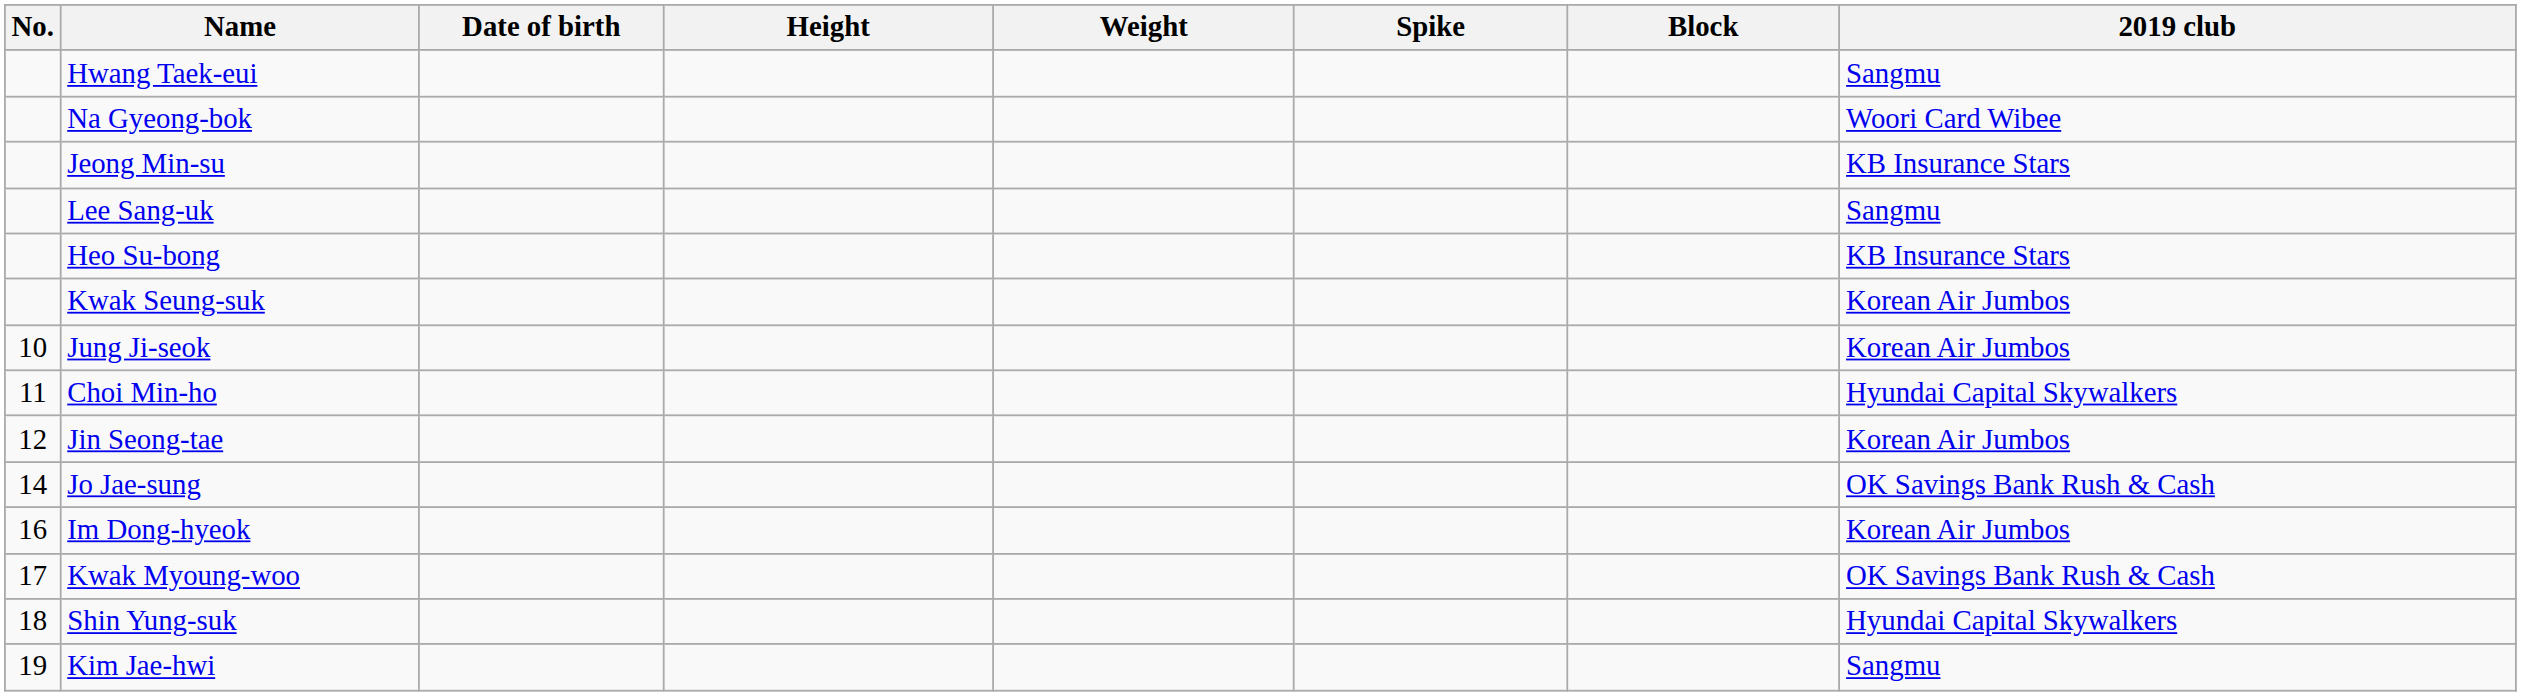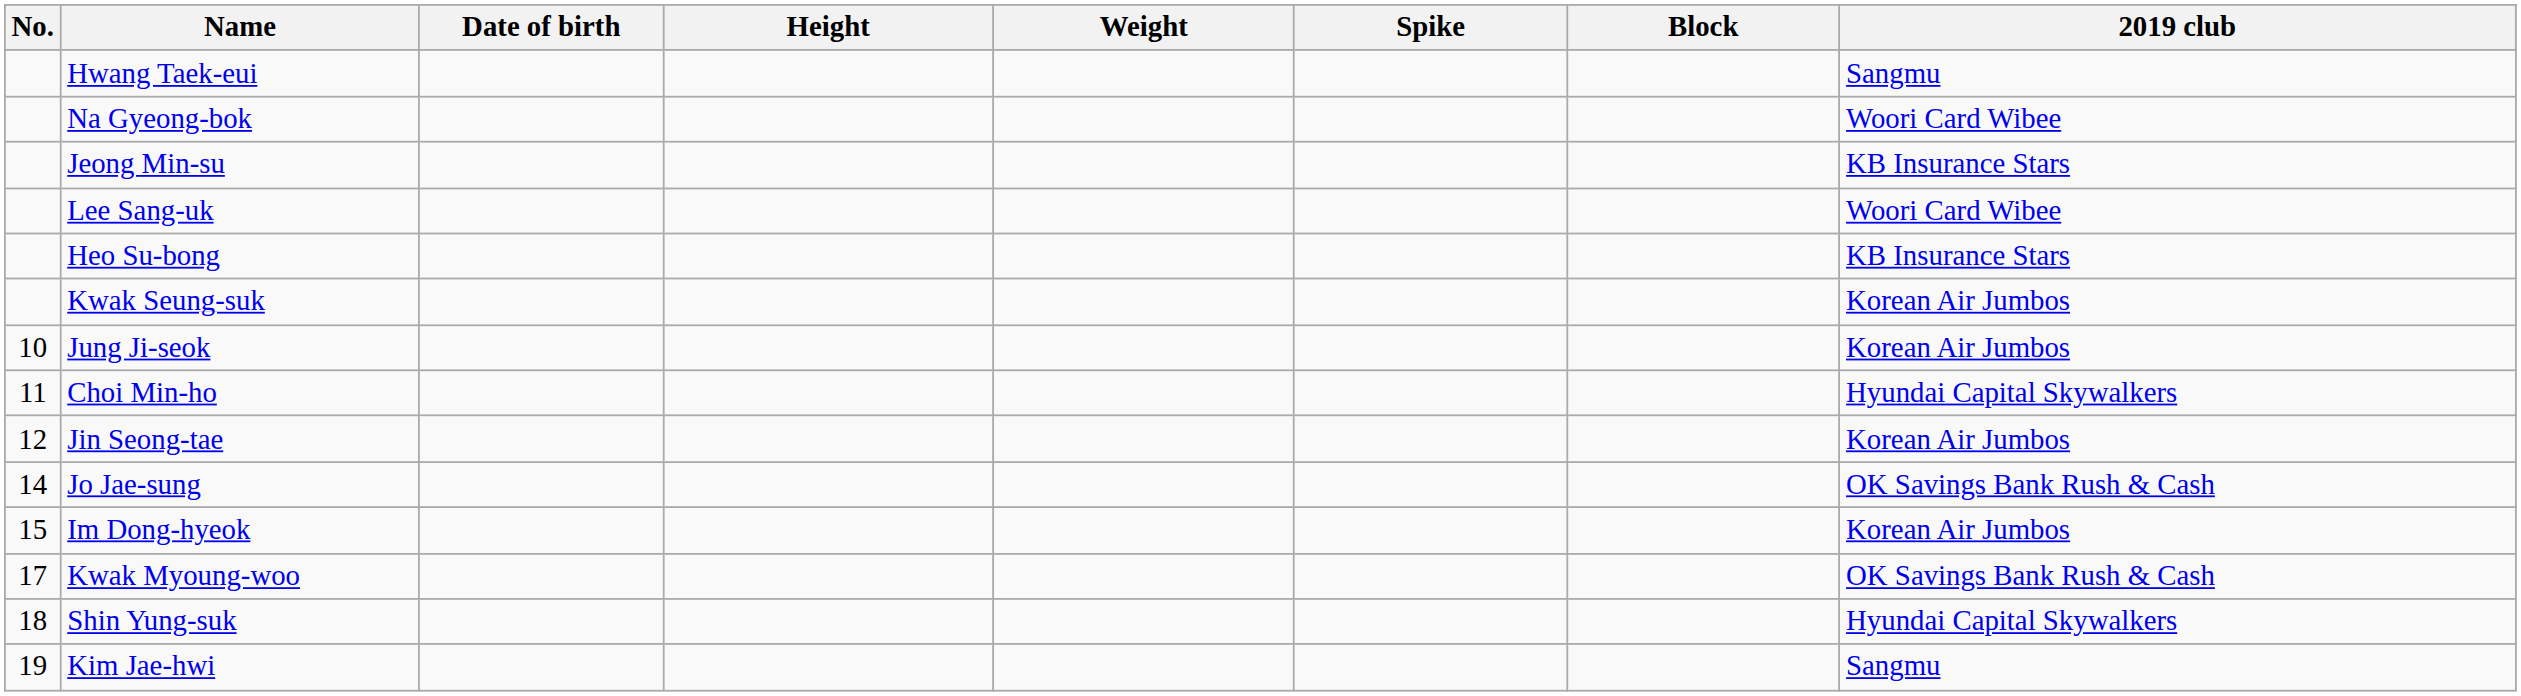(1893, 210) Sangmu -> (1954, 210) Woori Card Wibee
(33, 529) 16 -> (33, 529) 15
